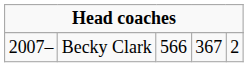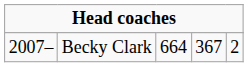(174, 47) 566 -> (174, 47) 664
